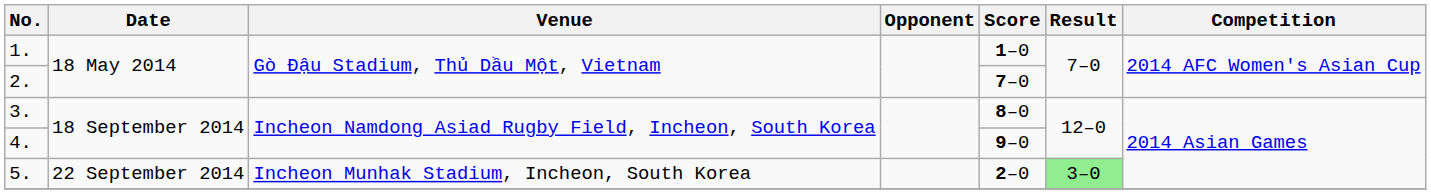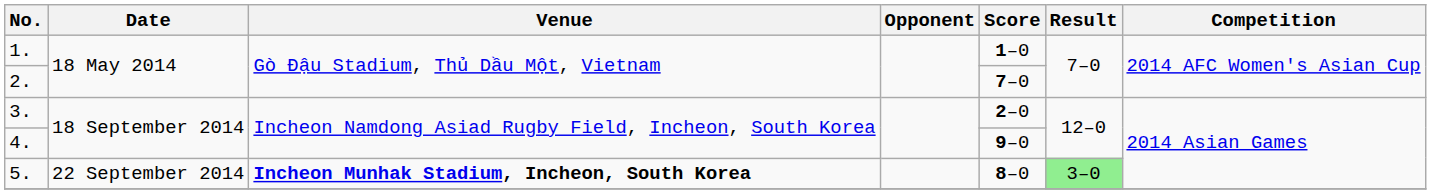(1012, 112) 8–0 -> (1012, 112) 2–0
(502, 174) normal -> (502, 174) bold
(1012, 174) 2–0 -> (1012, 174) 8–0
